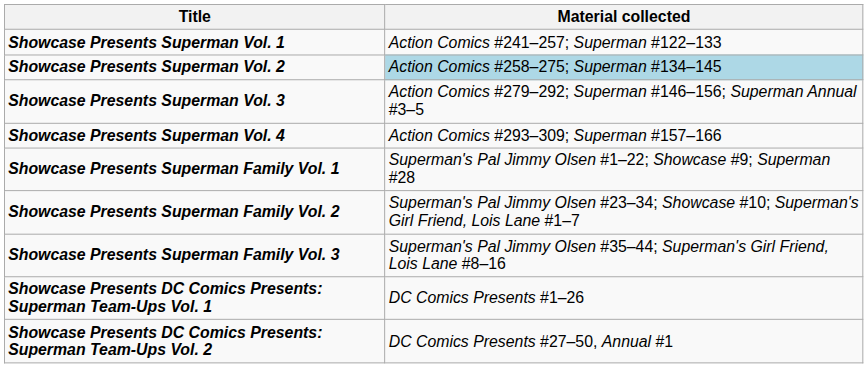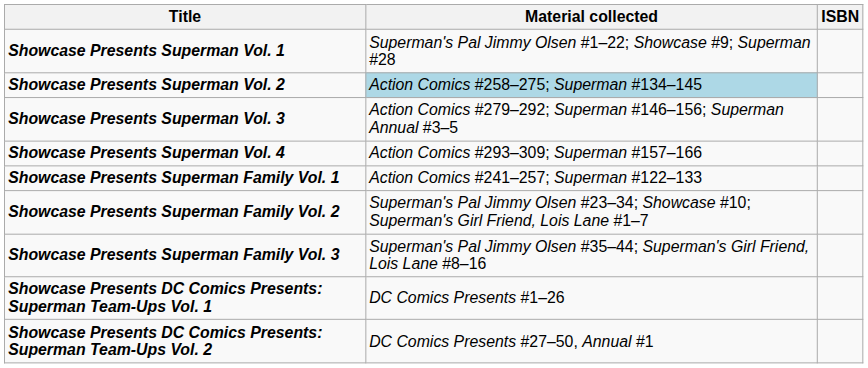+ column: (840, 17)
(555, 42) Action Comics #241–257; Superman #122–133 -> (590, 51) Superman's Pal Jimmy Olsen #1–22; Showcase #9; Superman #28
(609, 169) Superman's Pal Jimmy Olsen #1–22; Showcase #9; Superman #28 -> (536, 178) Action Comics #241–257; Superman #122–133
